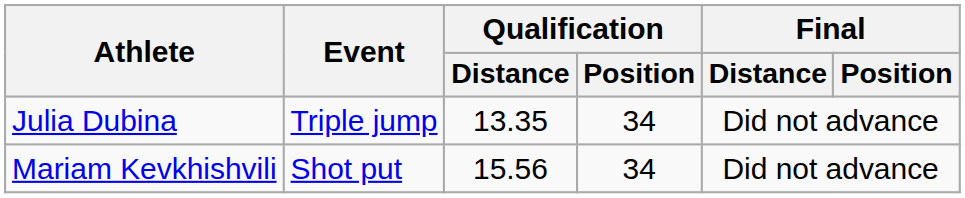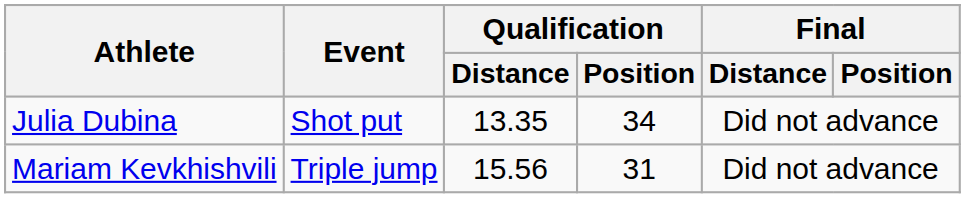(364, 121) Triple jump -> (346, 121) Shot put
(346, 168) Shot put -> (364, 168) Triple jump
(639, 168) 34 -> (639, 168) 31
